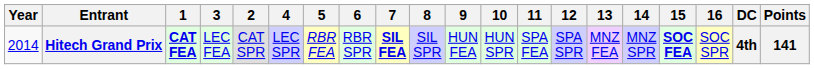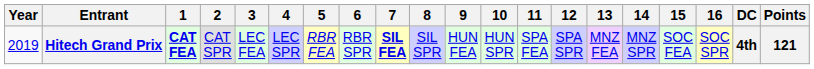columns swapped: (251, 15) <-> (217, 15)
(23, 45) 2014 -> (23, 45) 2019
(678, 45) bold -> (678, 45) normal
(785, 45) 141 -> (785, 45) 121
